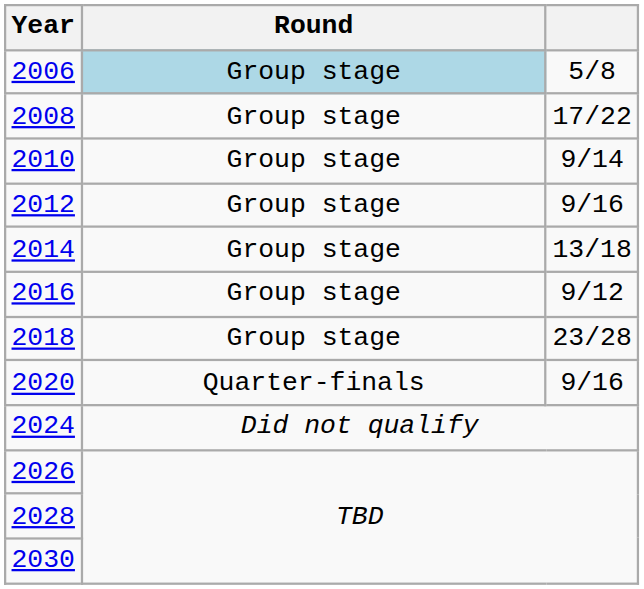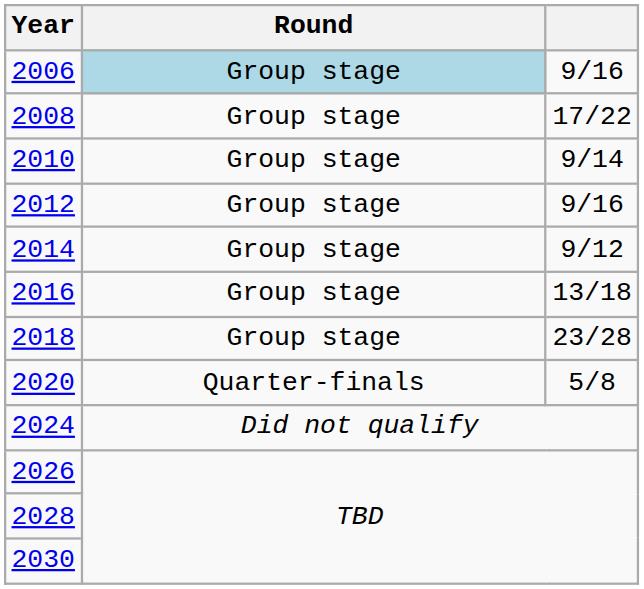(592, 71) 5/8 -> (592, 71) 9/16
(592, 249) 13/18 -> (592, 249) 9/12
(592, 294) 9/12 -> (592, 294) 13/18
(592, 382) 9/16 -> (592, 382) 5/8
